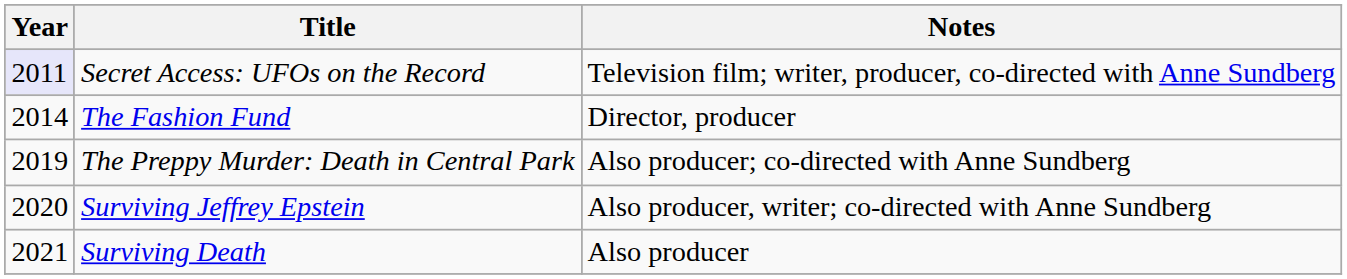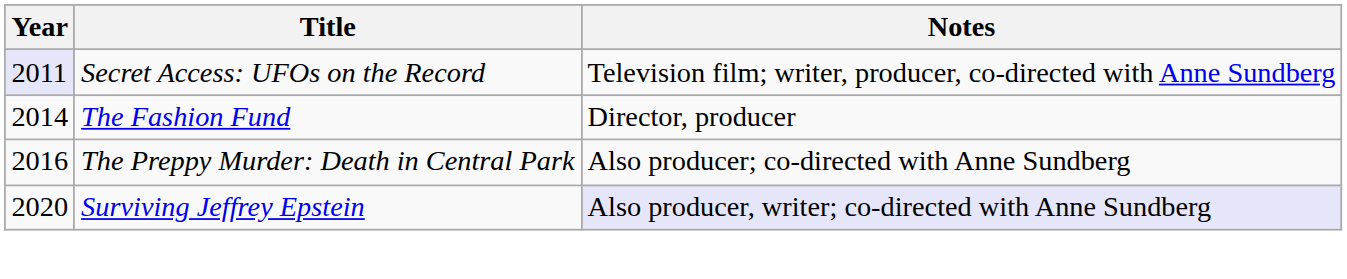(40, 161) 2019 -> (40, 161) 2016
(899, 206) no background -> (899, 206) lavender background
- row: (174, 251)
